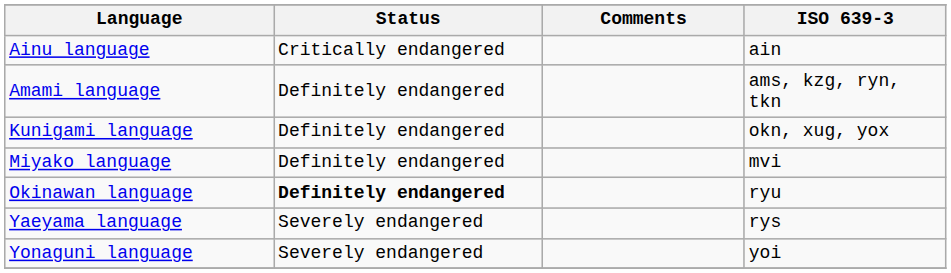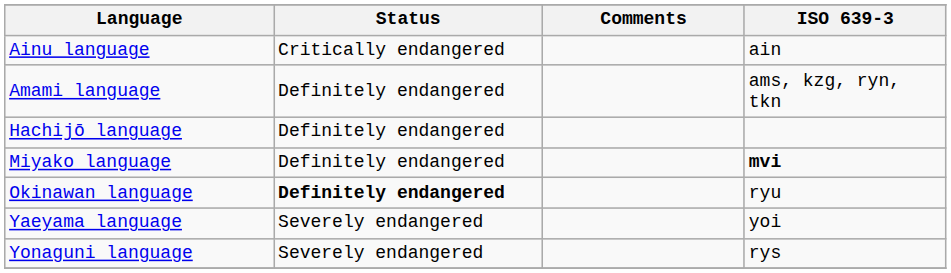+ row: (96, 132)
- row: (101, 132)
(765, 162) normal -> (765, 162) bold
(765, 223) rys -> (765, 223) yoi
(765, 253) yoi -> (765, 253) rys
